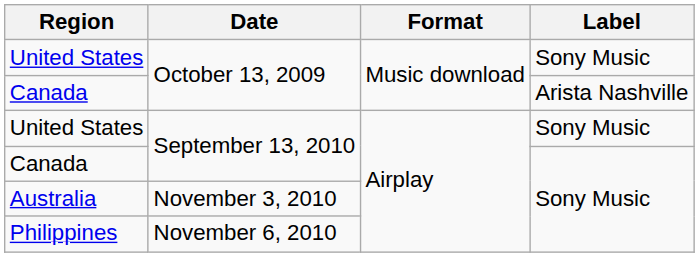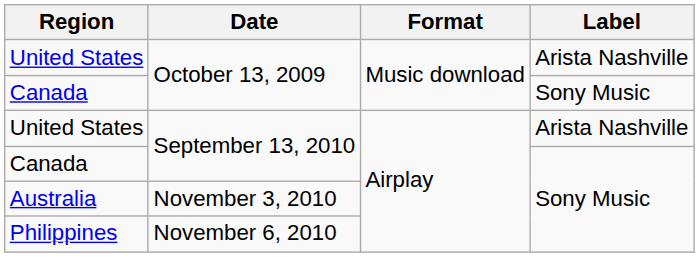(593, 57) Sony Music -> (612, 57) Arista Nashville
(612, 92) Arista Nashville -> (593, 92) Sony Music
(593, 127) Sony Music -> (612, 127) Arista Nashville
